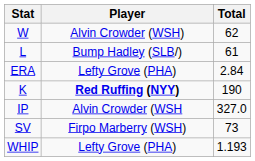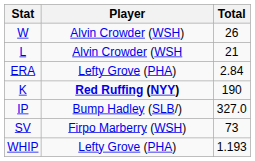(232, 33) 62 -> (232, 33) 26
(127, 52) Bump Hadley (SLB/) -> (127, 52) Alvin Crowder (WSH
(232, 52) 61 -> (232, 52) 21
(127, 109) Alvin Crowder (WSH -> (127, 109) Bump Hadley (SLB/)
